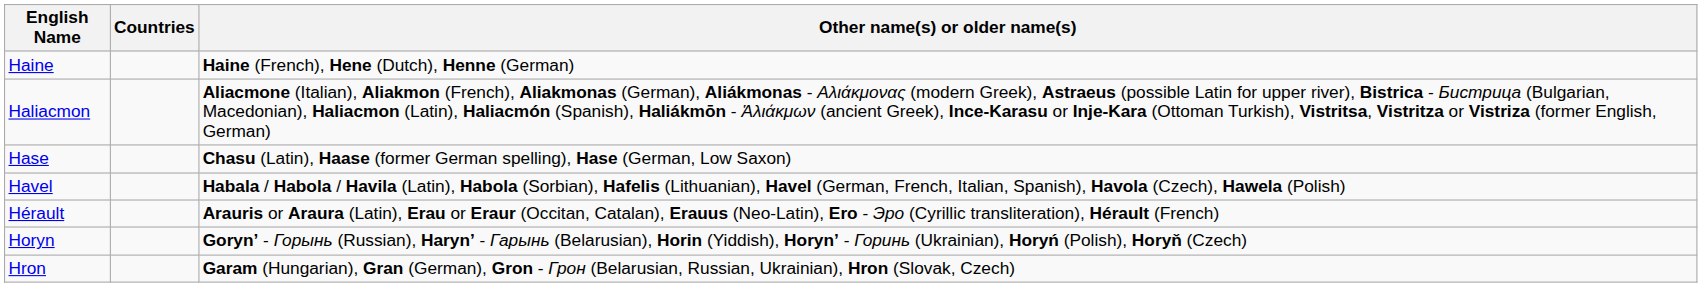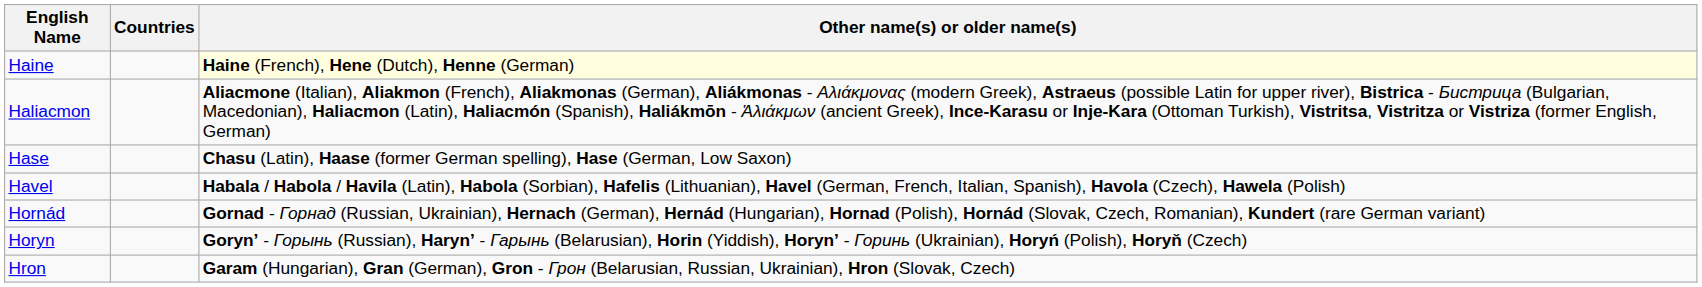(388, 65) no background -> (389, 65) lightyellow background
- row: (36, 213)
+ row: (37, 213)
